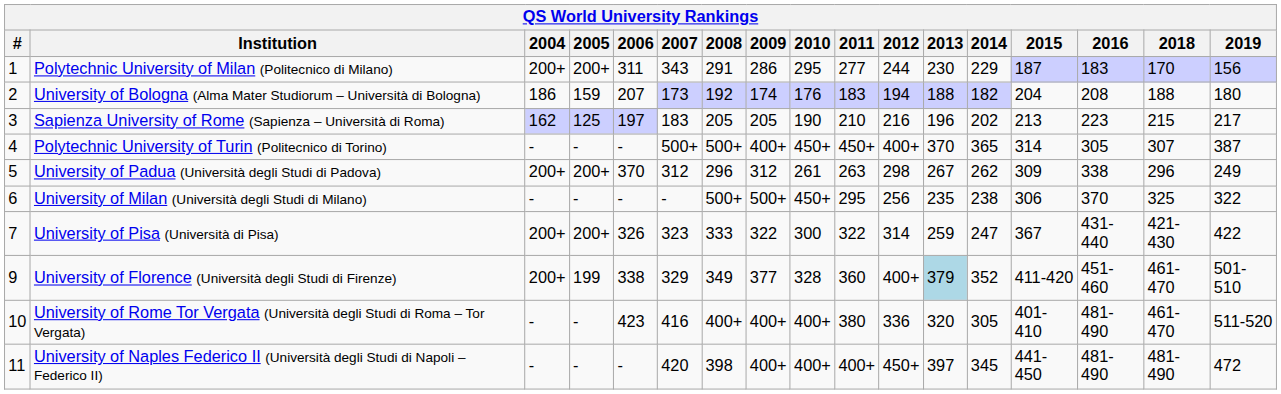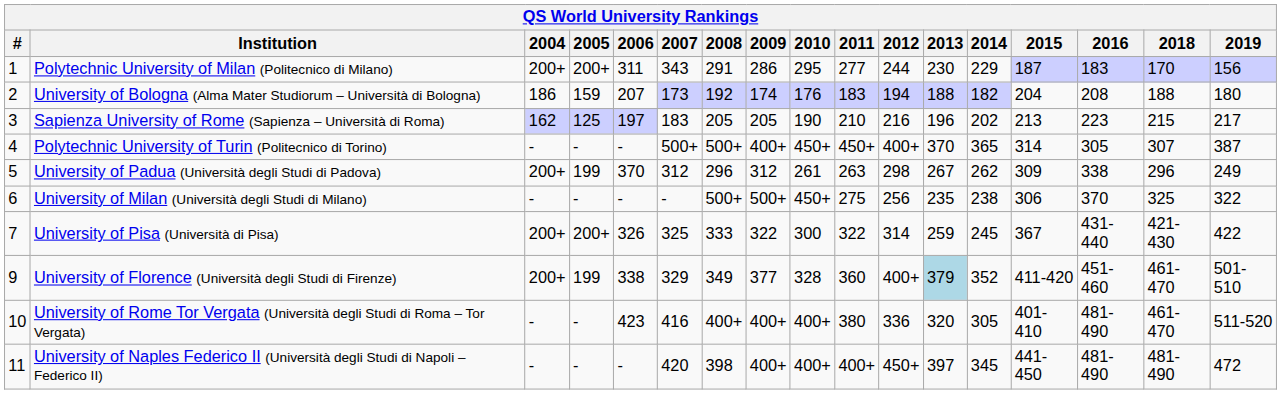(591, 172) 200+ -> (587, 172) 199
(852, 198) 295 -> (852, 198) 275
(675, 233) 323 -> (675, 233) 325
(984, 233) 247 -> (984, 233) 245
